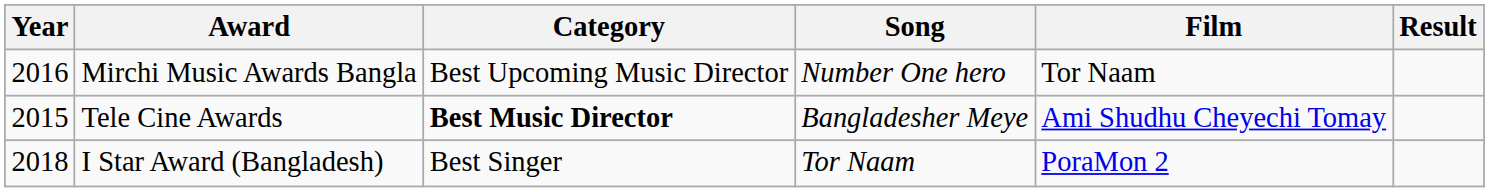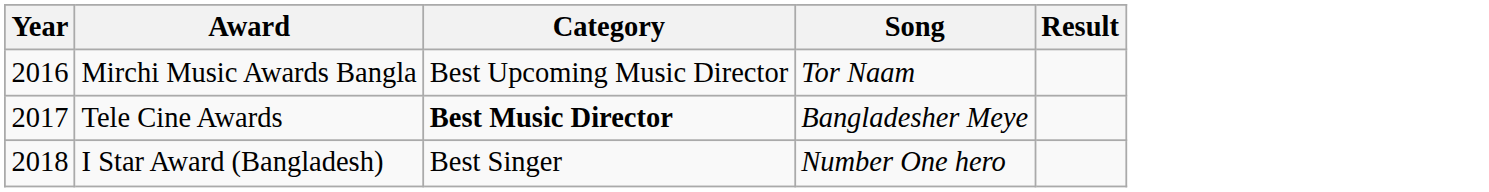- column: (1214, 27)
(904, 72) Number One hero -> (858, 72) Tor Naam
(40, 117) 2015 -> (40, 117) 2017
(858, 162) Tor Naam -> (904, 162) Number One hero
